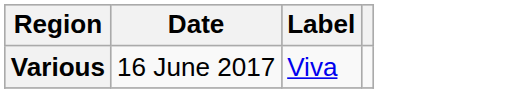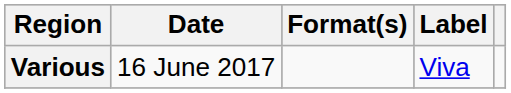+ column: (347, 25)
